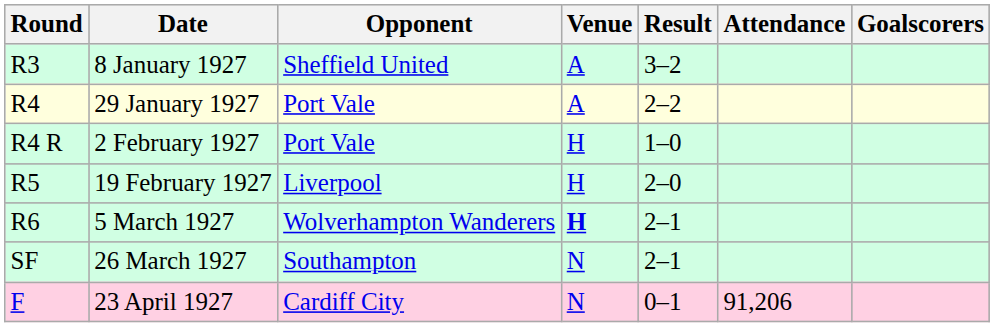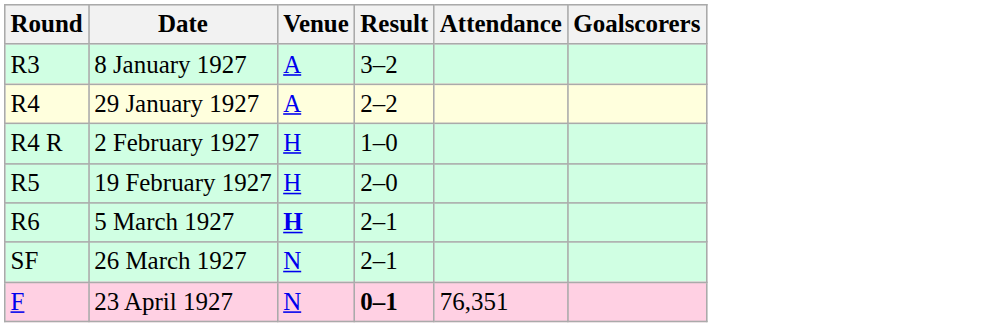- column: (419, 24)
(663, 301) normal -> (379, 301) bold
(758, 301) 91,206 -> (474, 301) 76,351
